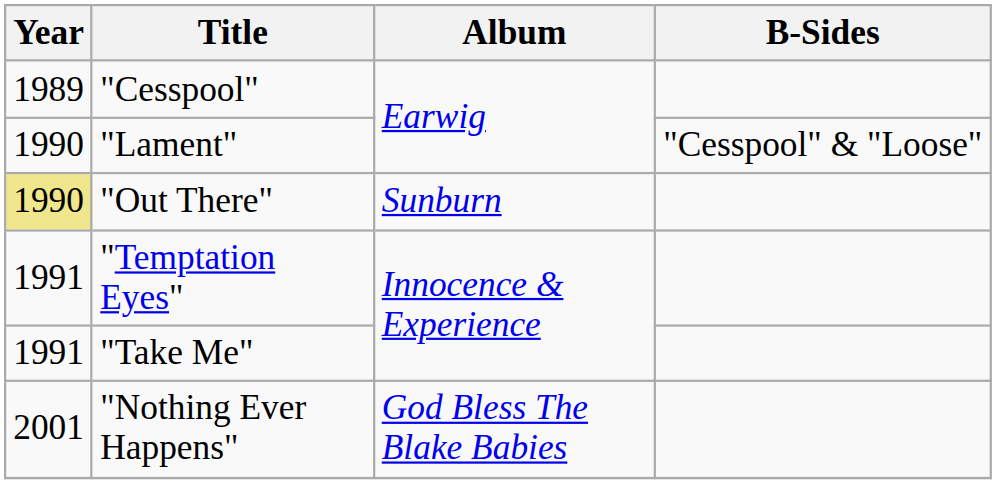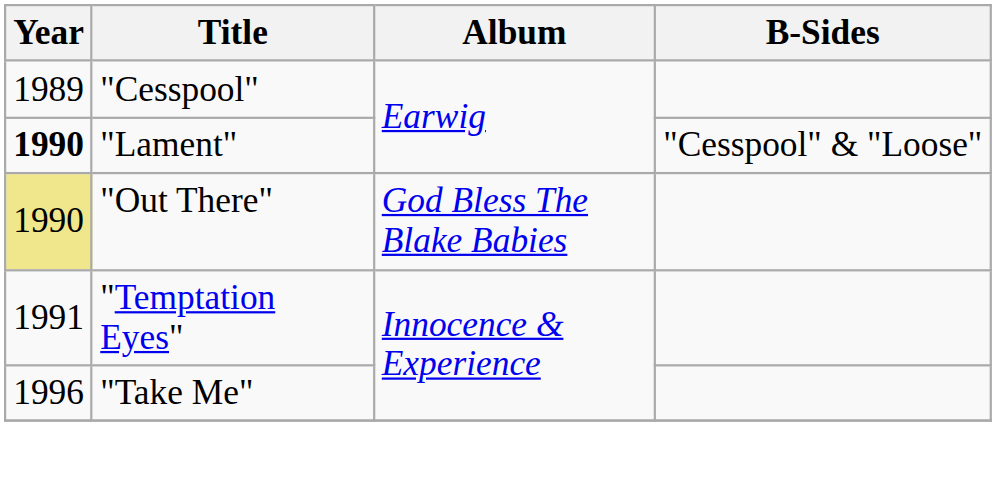(49, 144) normal -> (49, 144) bold
(442, 200) Sunburn -> (485, 220) God Bless The Blake Babies
(49, 352) 1991 -> (49, 392) 1996
- row: (203, 428)
